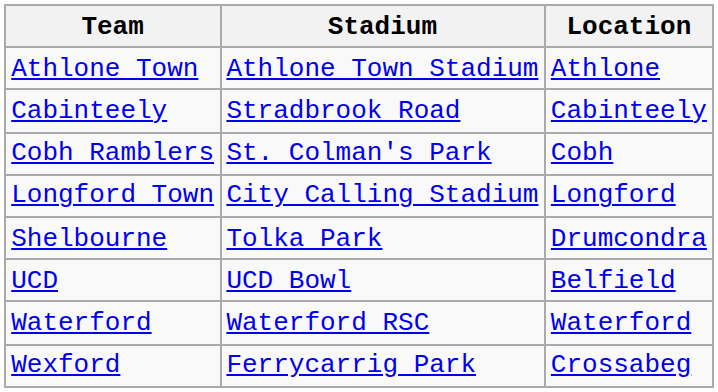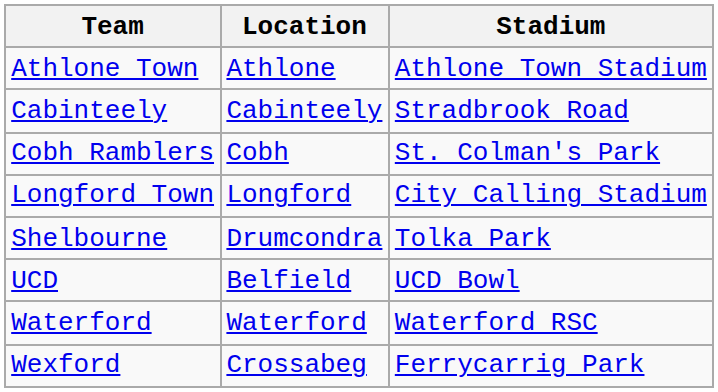columns swapped: (629, 26) <-> (382, 26)
